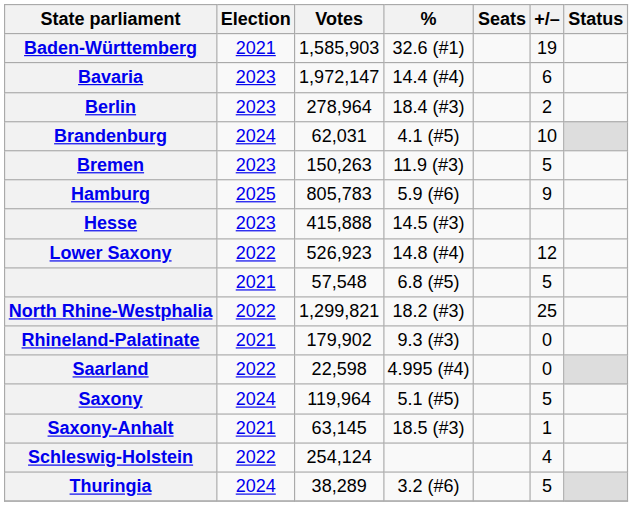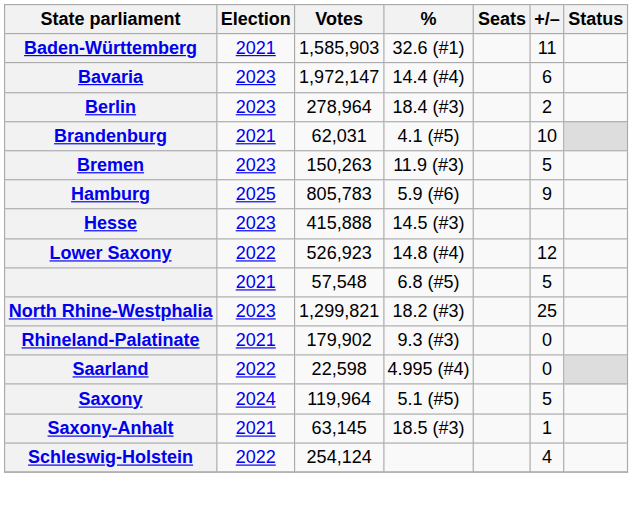(547, 47) 19 -> (547, 47) 11
(256, 135) 2024 -> (256, 135) 2021
(256, 310) 2022 -> (256, 310) 2023
- row: (111, 486)
